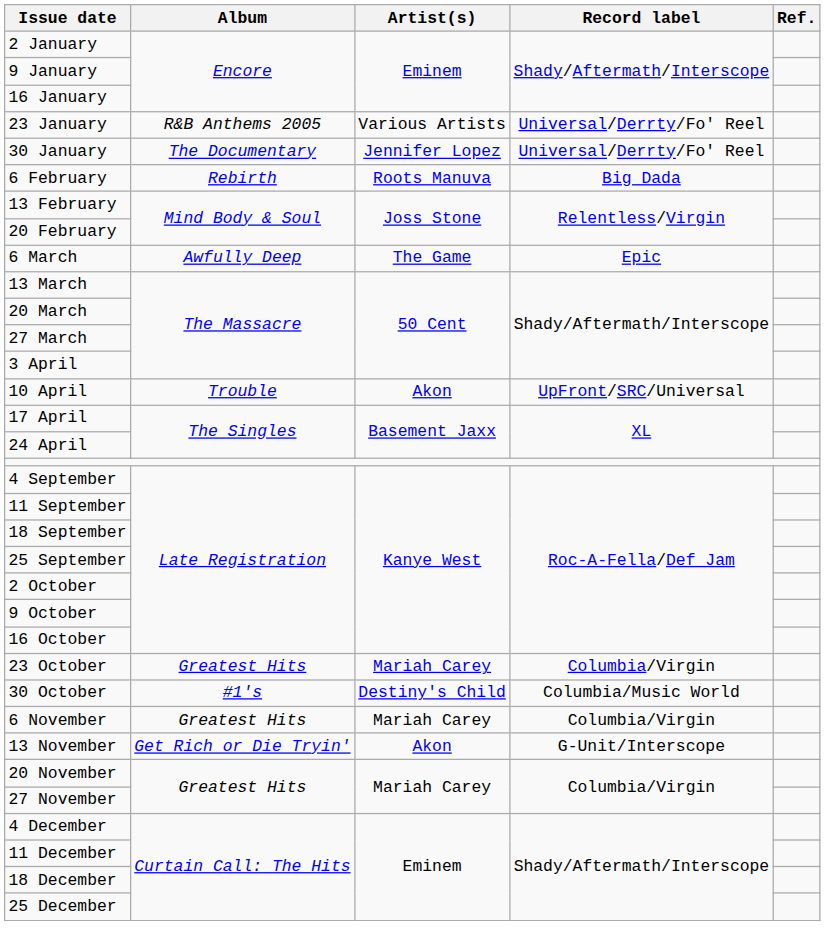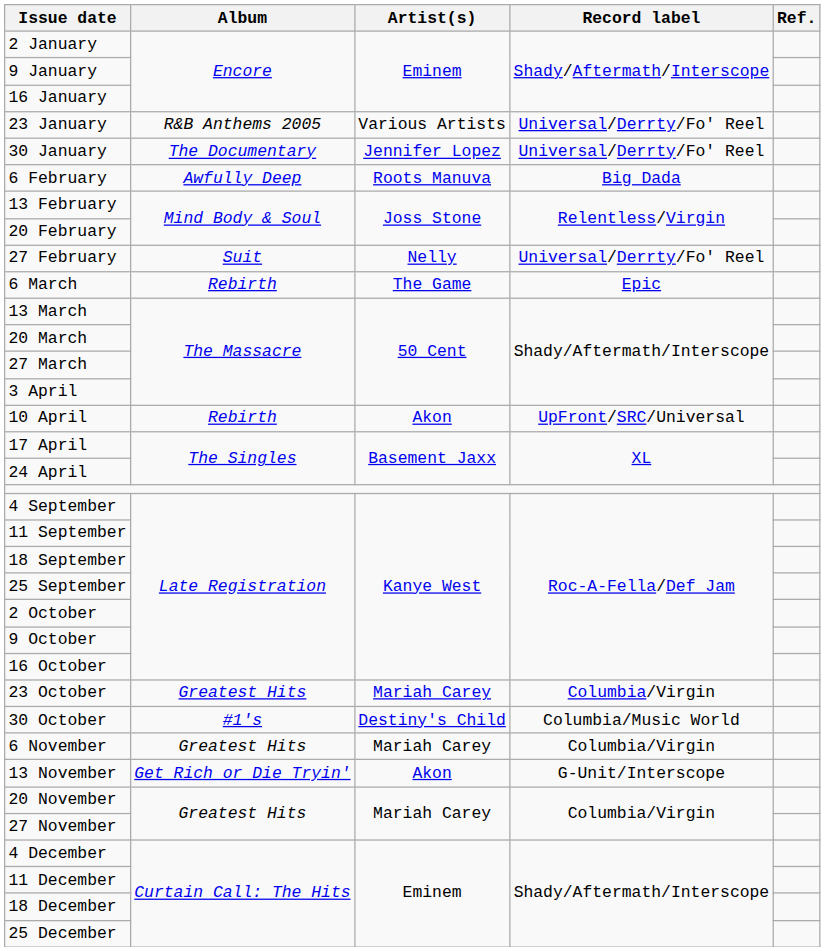(242, 178) Rebirth -> (242, 178) Awfully Deep
+ row: (63, 258)
(242, 258) Awfully Deep -> (242, 285) Rebirth
(242, 392) Trouble -> (242, 418) Rebirth
